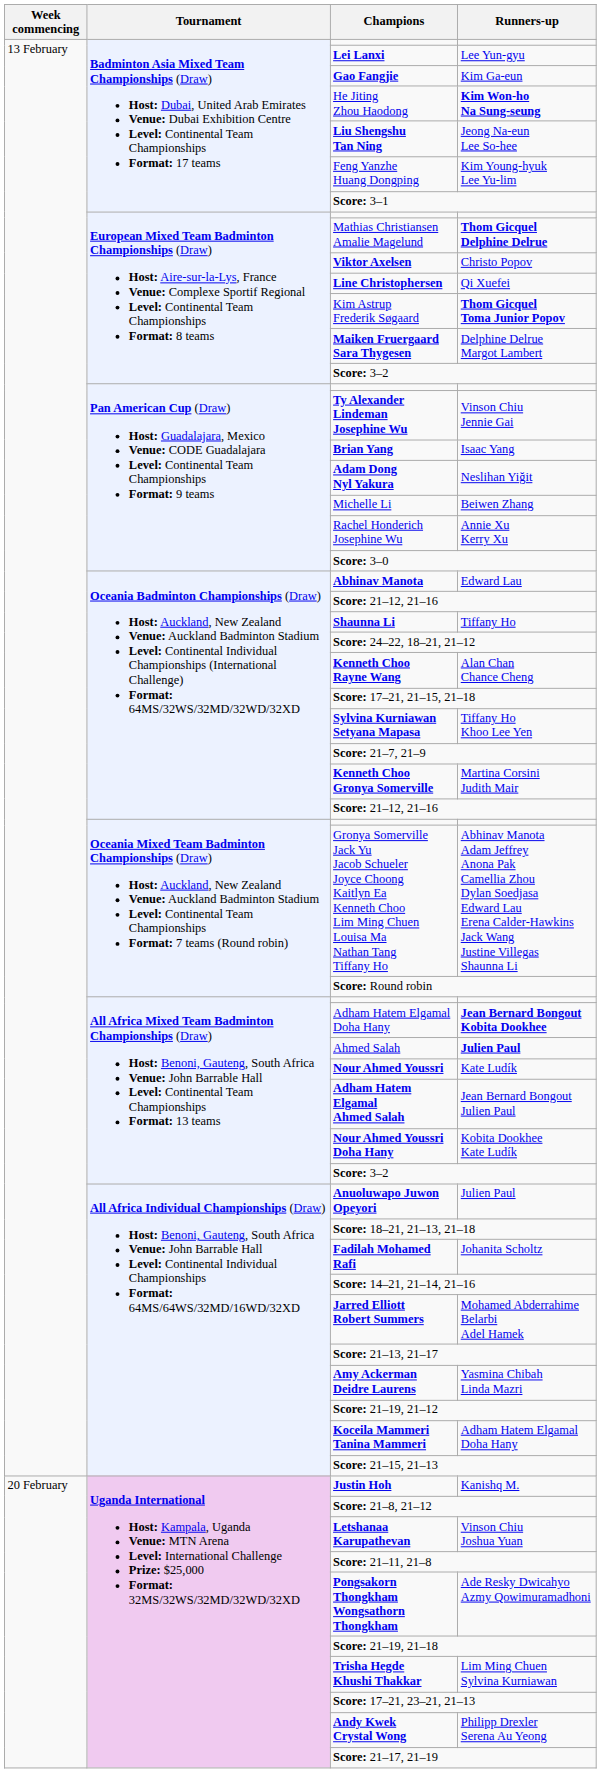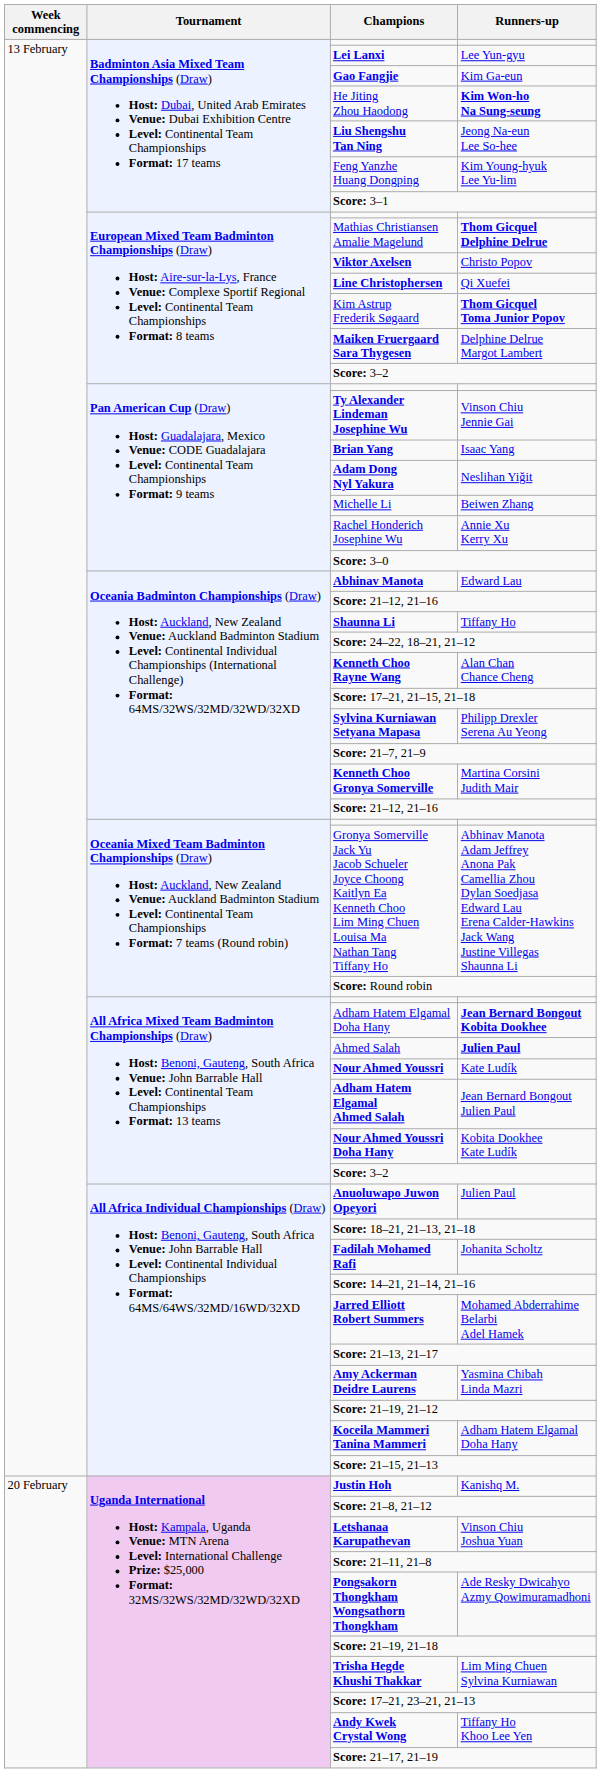(496, 725) Tiffany Ho Khoo Lee Yen -> (504, 725) Philipp Drexler Serena Au Yeong
(504, 1729) Philipp Drexler Serena Au Yeong -> (496, 1729) Tiffany Ho Khoo Lee Yen
